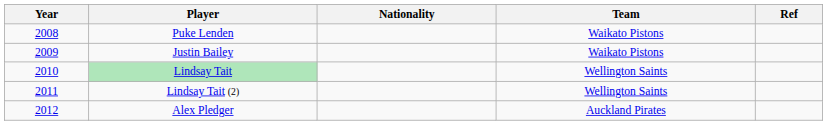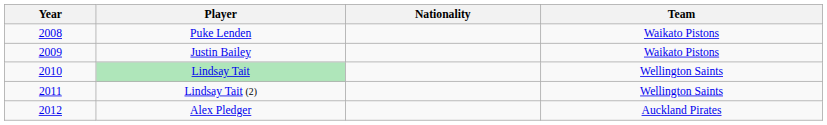- column: (789, 14)
